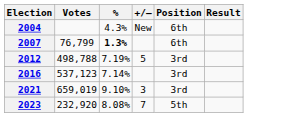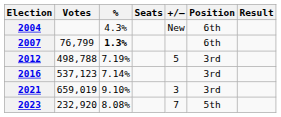+ column: (149, 12)
